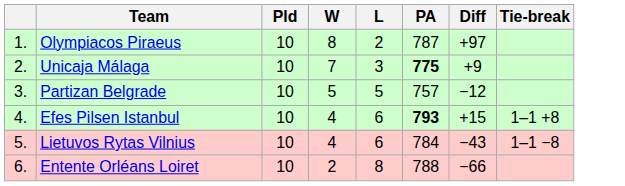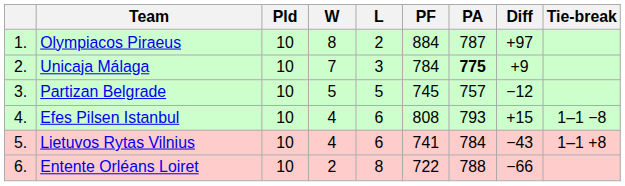+ column: (426, 17)
(426, 117) bold -> (473, 117) normal
(535, 117) 1–1 +8 -> (582, 117) 1–1 −8
(535, 142) 1–1 −8 -> (582, 142) 1–1 +8
